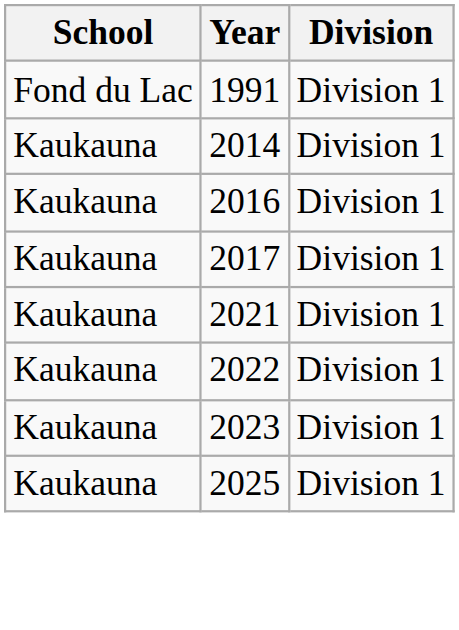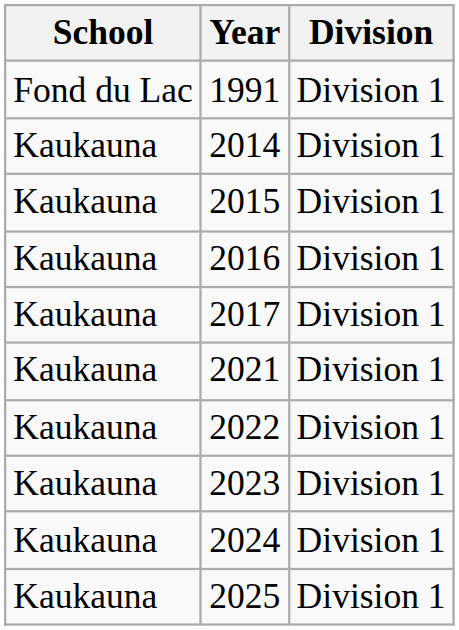+ row: (245, 201)
+ row: (245, 539)
